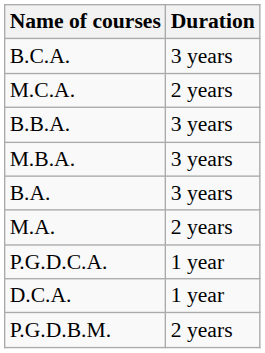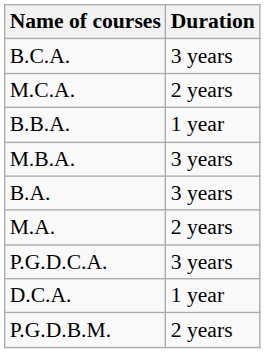(202, 124) 3 years -> (197, 124) 1 year
(197, 261) 1 year -> (202, 261) 3 years
